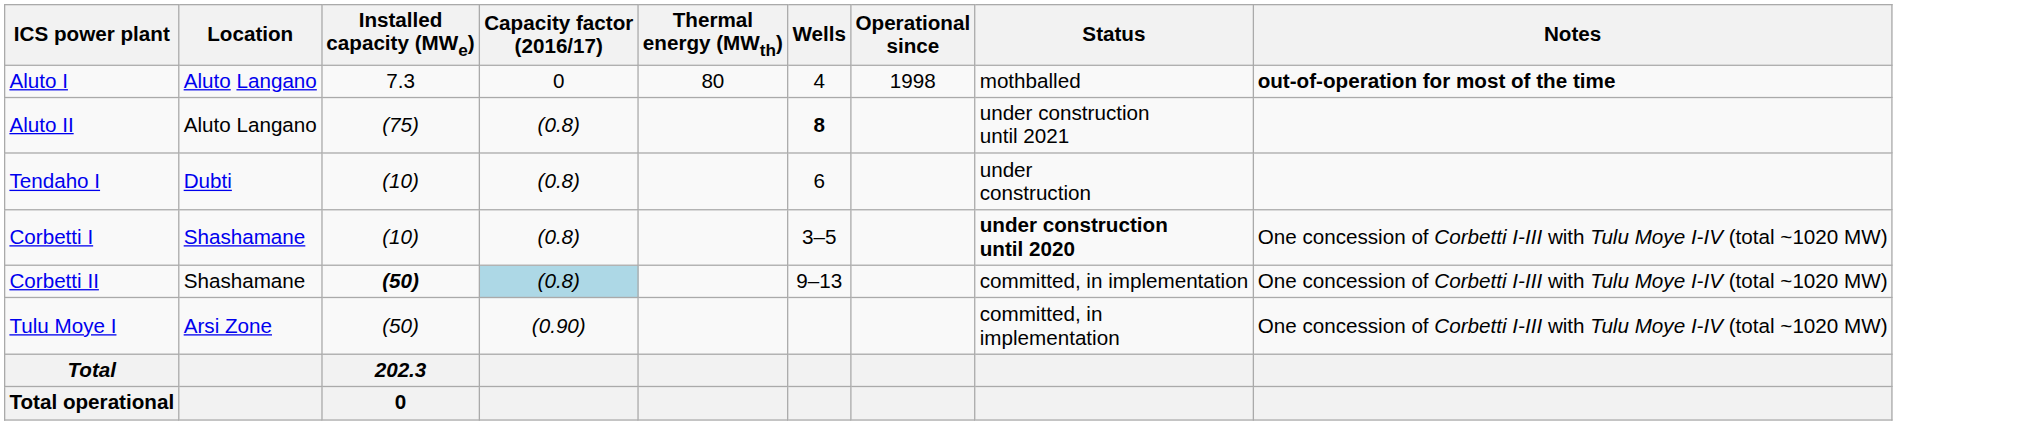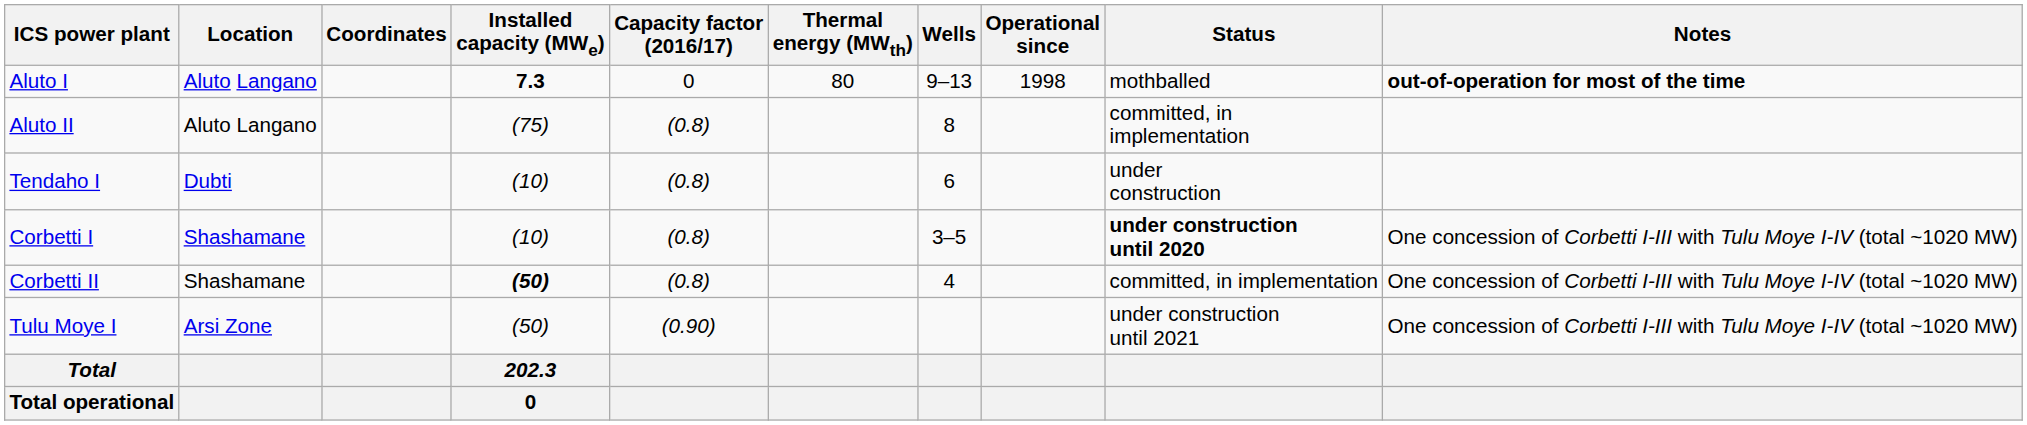+ column: (387, 34)
(401, 80) normal -> (530, 80) bold
(819, 80) 4 -> (949, 80) 9–13
(819, 125) bold -> (949, 125) normal
(1065, 125) under construction until 2021 -> (1180, 125) committed, in implementation
(559, 281) lightblue background -> (689, 281) no background
(819, 281) 9–13 -> (949, 281) 4
(1050, 325) committed, in implementation -> (1195, 325) under construction until 2021
